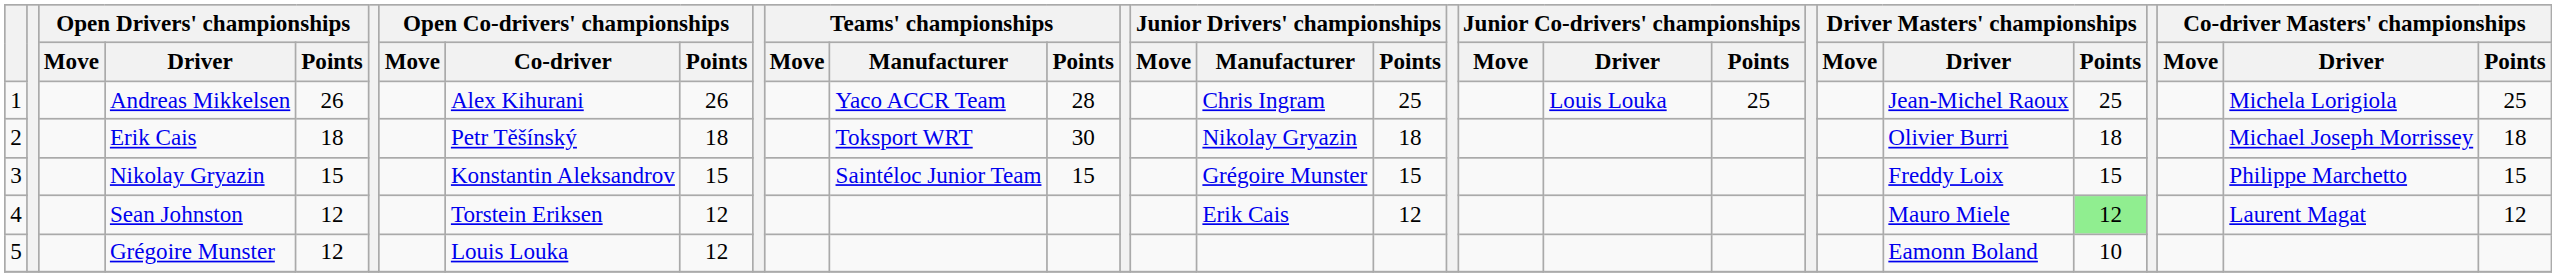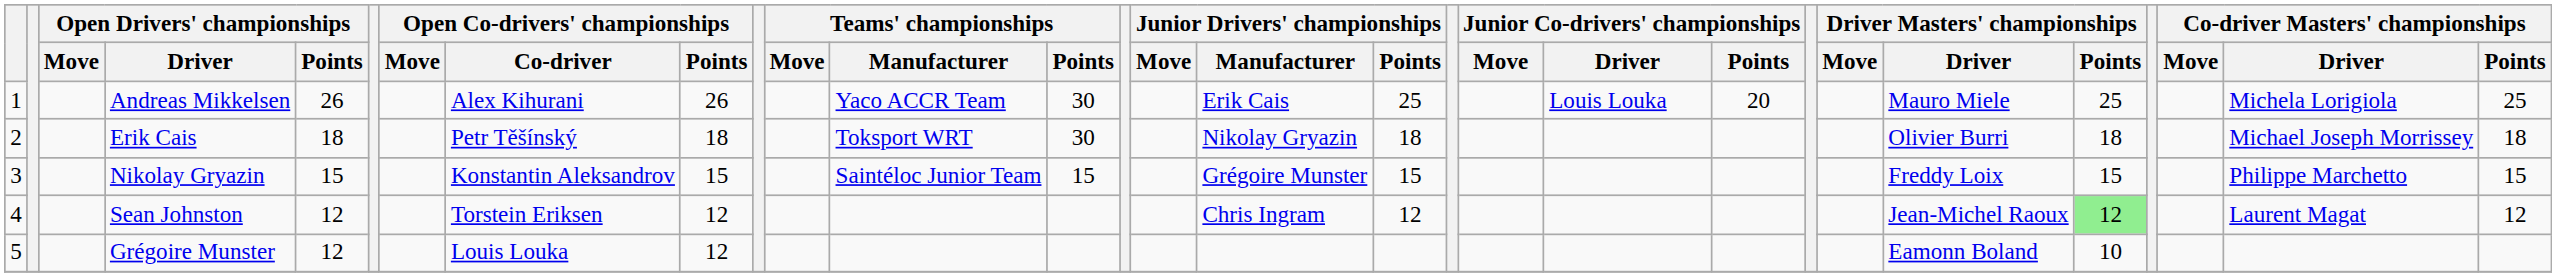(1083, 99) 28 -> (1083, 99) 30
(1264, 99) Chris Ingram -> (1246, 99) Erik Cais
(1758, 99) 25 -> (1758, 99) 20
(1979, 99) Jean-Michel Raoux -> (1949, 99) Mauro Miele
(1246, 213) Erik Cais -> (1264, 213) Chris Ingram
(1949, 213) Mauro Miele -> (1979, 213) Jean-Michel Raoux
